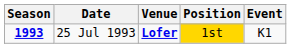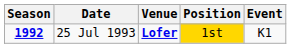(29, 34) 1993 -> (29, 34) 1992
